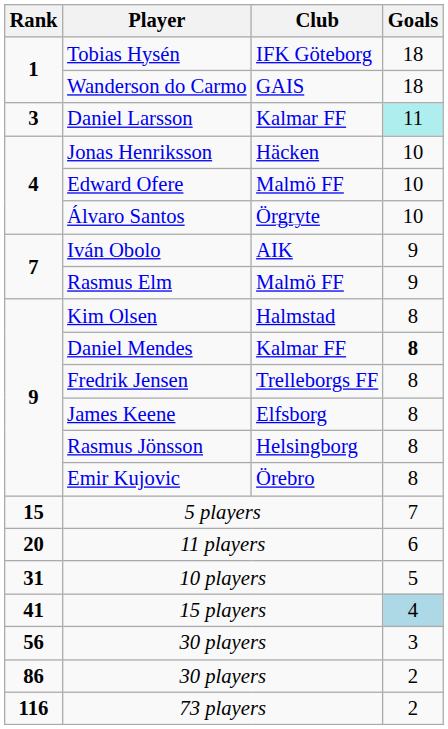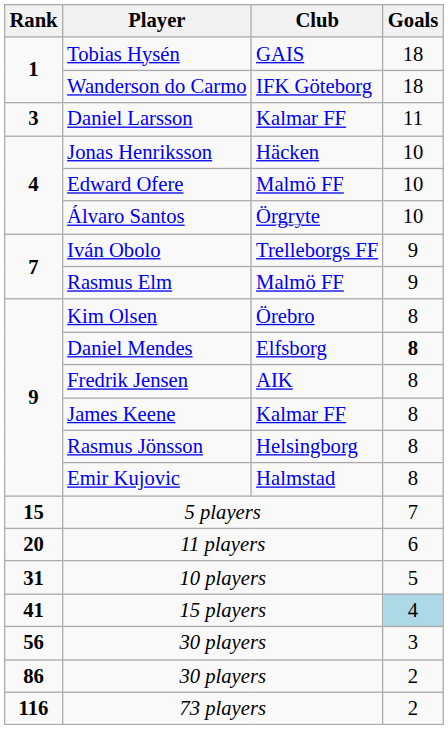(314, 53) IFK Göteborg -> (280, 53) GAIS
(280, 86) GAIS -> (314, 86) IFK Göteborg
(413, 119) paleturquoise background -> (413, 119) no background
(274, 250) AIK -> (317, 250) Trelleborgs FF
(296, 315) Halmstad -> (285, 315) Örebro
(301, 348) Kalmar FF -> (291, 348) Elfsborg
(317, 380) Trelleborgs FF -> (274, 380) AIK
(291, 413) Elfsborg -> (301, 413) Kalmar FF
(285, 479) Örebro -> (296, 479) Halmstad
